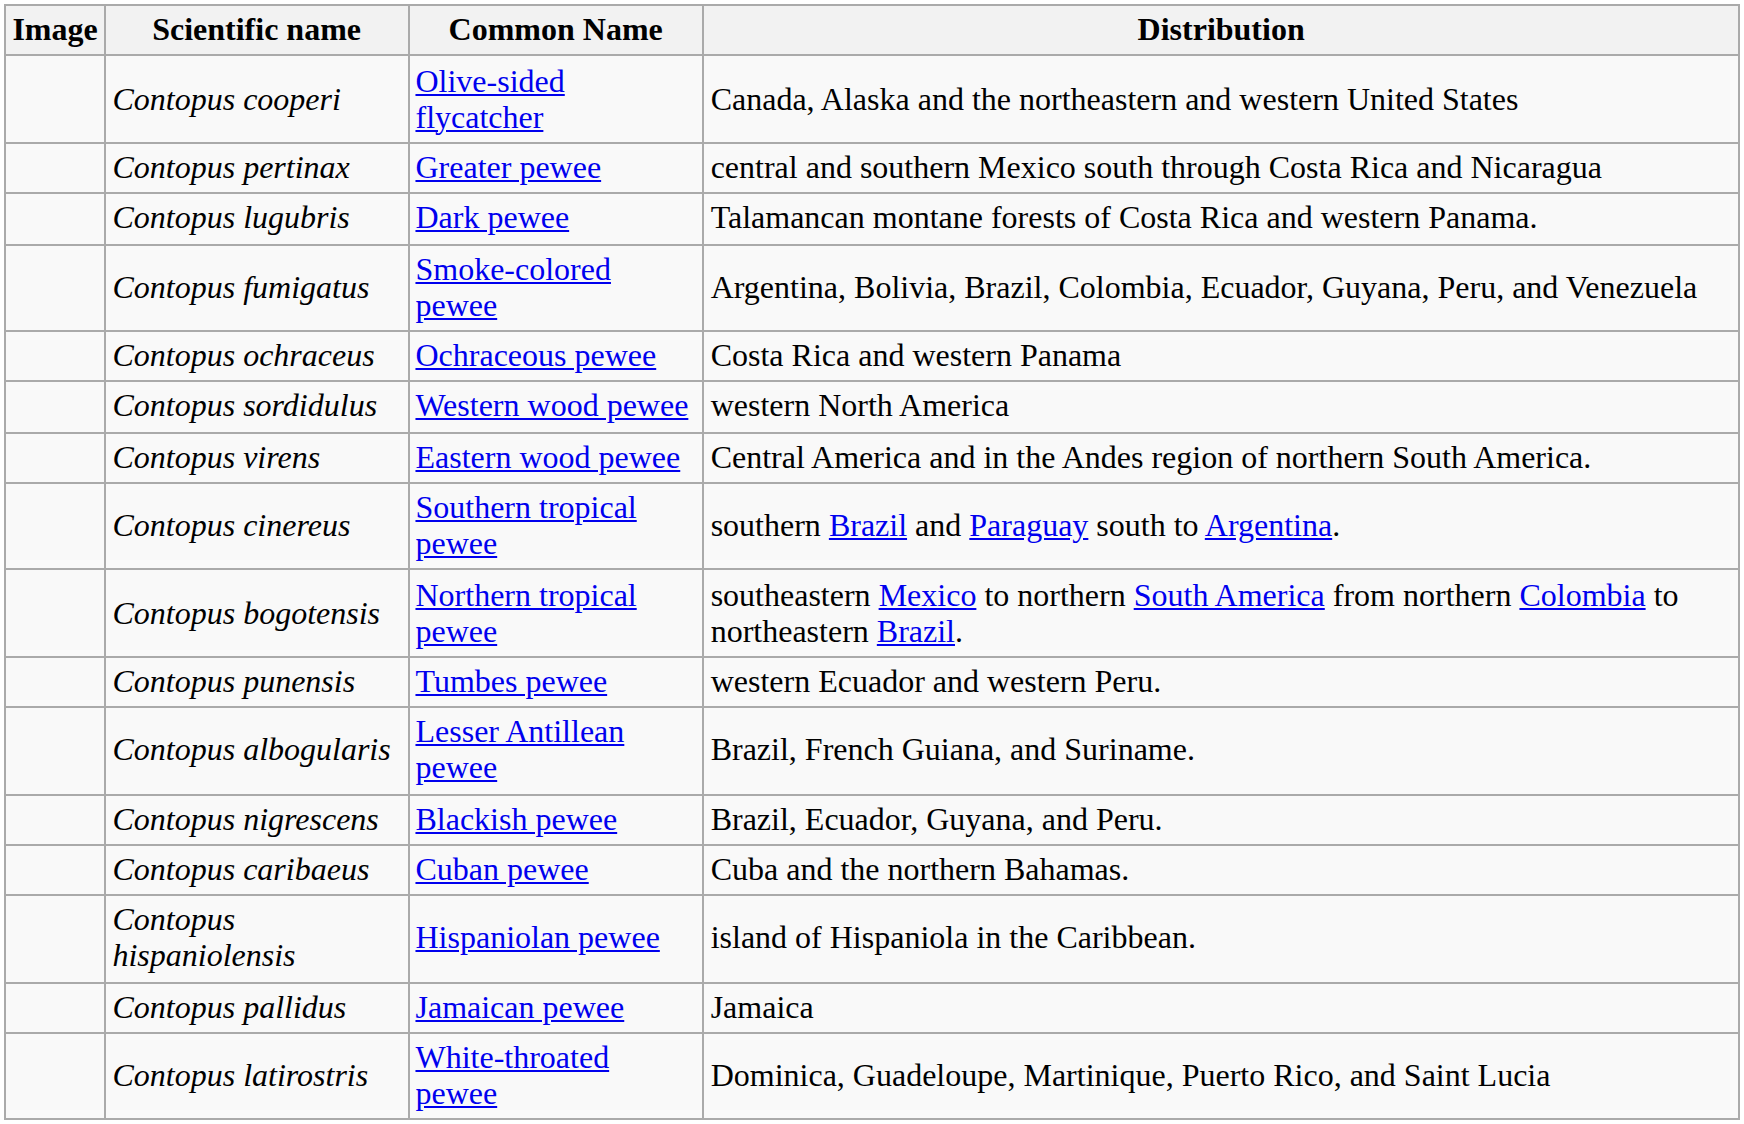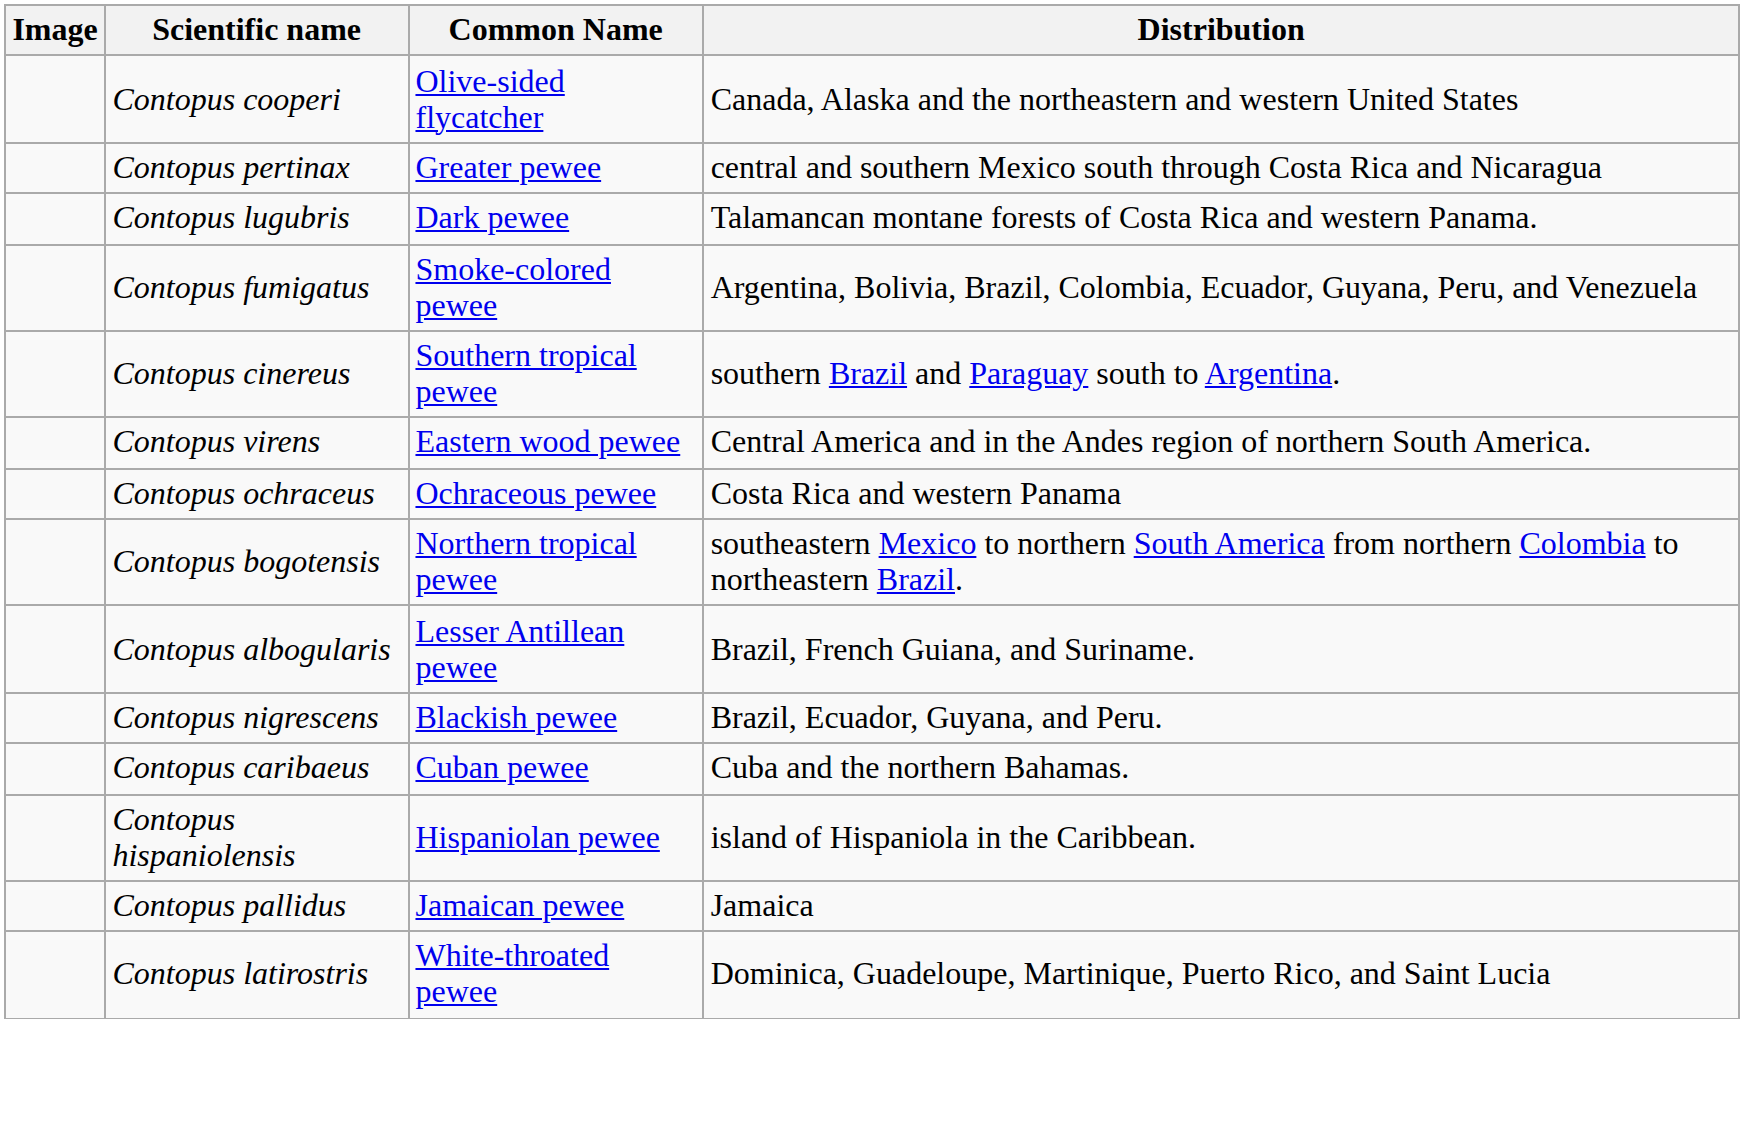rows swapped: (244, 355) <-> (231, 525)
- row: (245, 406)
- row: (234, 681)
